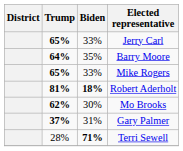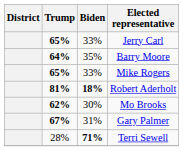(60, 121) 37% -> (60, 121) 67%
